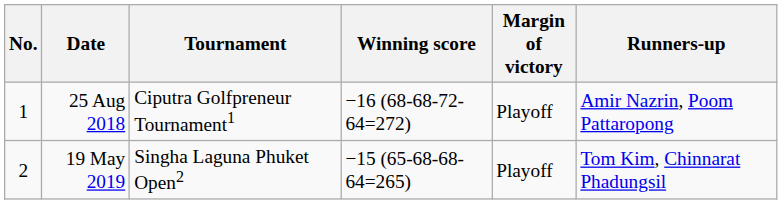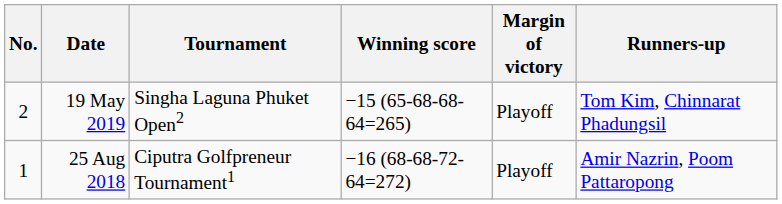rows swapped: (97, 111) <-> (95, 170)
